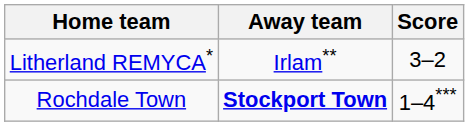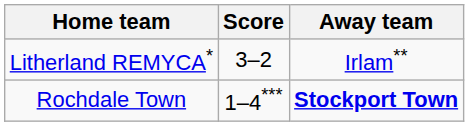columns swapped: (428, 21) <-> (305, 21)
